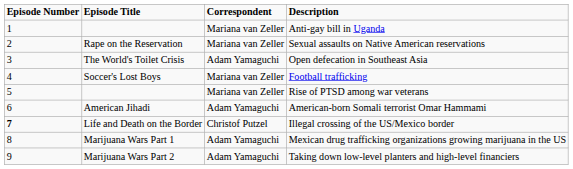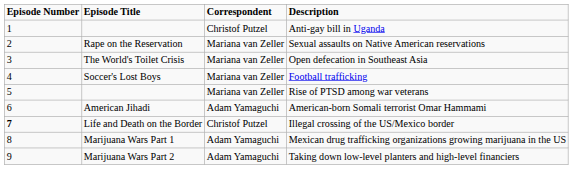(245, 28) Mariana van Zeller -> (237, 28) Christof Putzel
(243, 60) Adam Yamaguchi -> (245, 60) Mariana van Zeller
